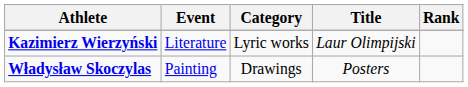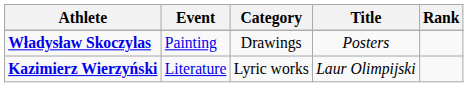rows swapped: (83, 43) <-> (80, 69)
